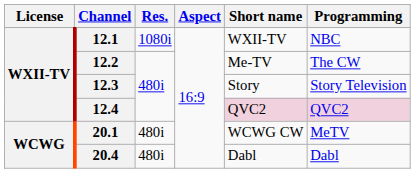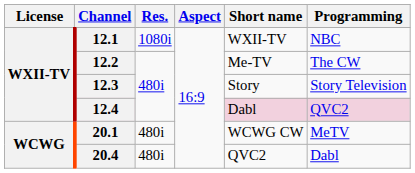(247, 109) QVC2 -> (242, 109) Dabl
(242, 156) Dabl -> (247, 156) QVC2
